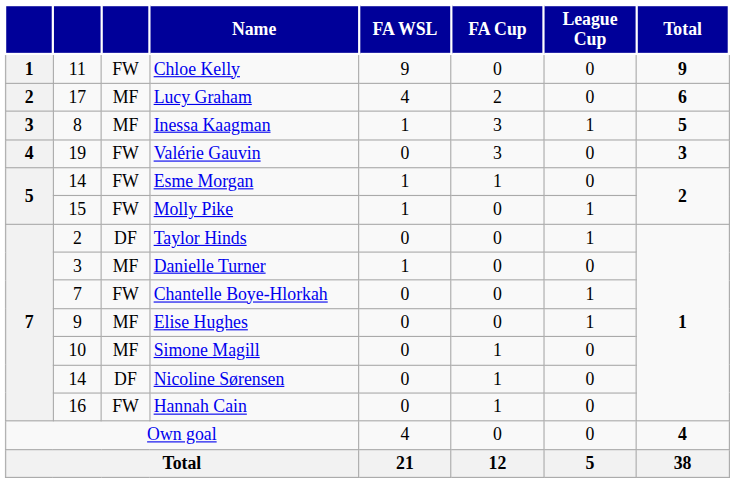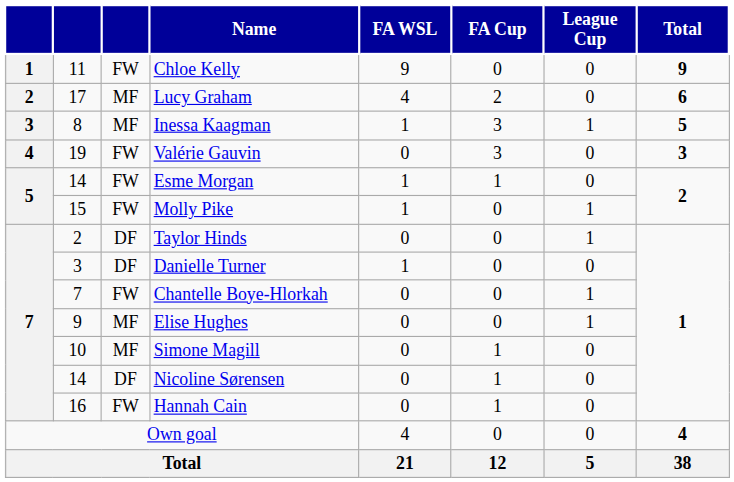(125, 266) MF -> (125, 266) DF
